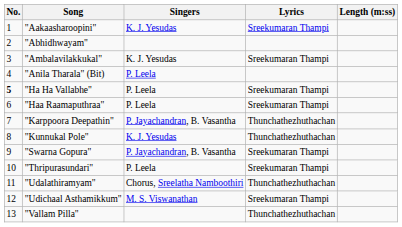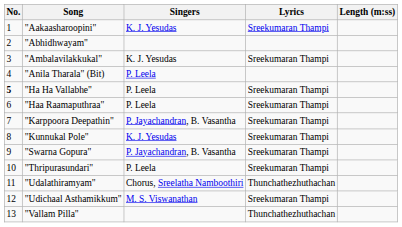(291, 121) Thunchathezhuthachan -> (288, 121) Sreekumaran Thampi
(291, 136) Thunchathezhuthachan -> (288, 136) Sreekumaran Thampi
